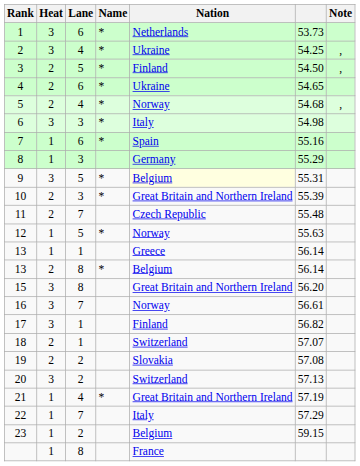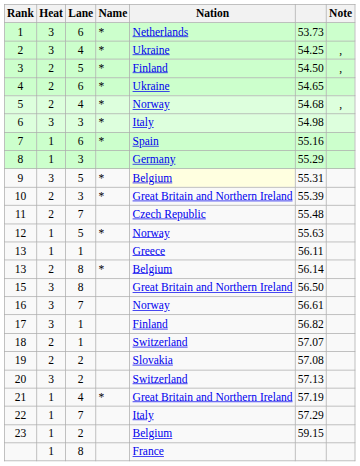(311, 251) 56.14 -> (311, 251) 56.11
(311, 287) 56.20 -> (311, 287) 56.50
